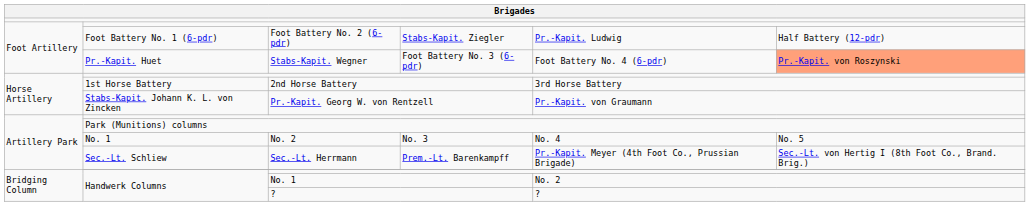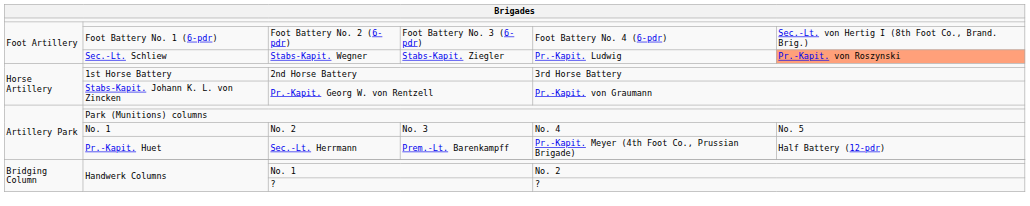(453, 38) Stabs-Kapit. Ziegler -> (458, 38) Foot Battery No. 3 (6-pdr)
(578, 38) Pr.-Kapit. Ludwig -> (601, 38) Foot Battery No. 4 (6-pdr)
(832, 38) Half Battery (12-pdr) -> (888, 38) Sec.-Lt. von Hertig I (8th Foot Co., Brand. Brig.)
(123, 61) Pr.-Kapit. Huet -> (126, 57) Sec.-Lt. Schliew
(458, 61) Foot Battery No. 3 (6-pdr) -> (453, 57) Stabs-Kapit. Ziegler
(601, 61) Foot Battery No. 4 (6-pdr) -> (578, 57) Pr.-Kapit. Ludwig
(126, 158) Sec.-Lt. Schliew -> (123, 148) Pr.-Kapit. Huet
(888, 158) Sec.-Lt. von Hertig I (8th Foot Co., Brand. Brig.) -> (832, 148) Half Battery (12-pdr)
